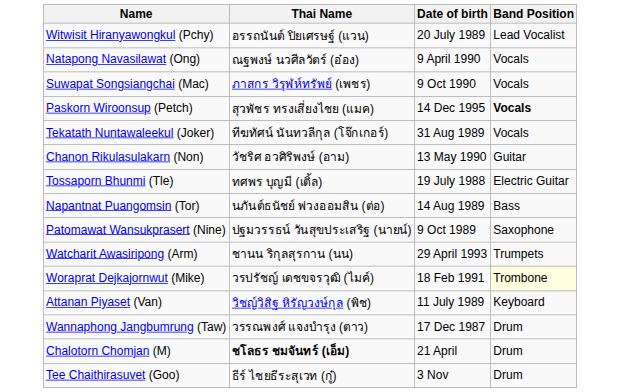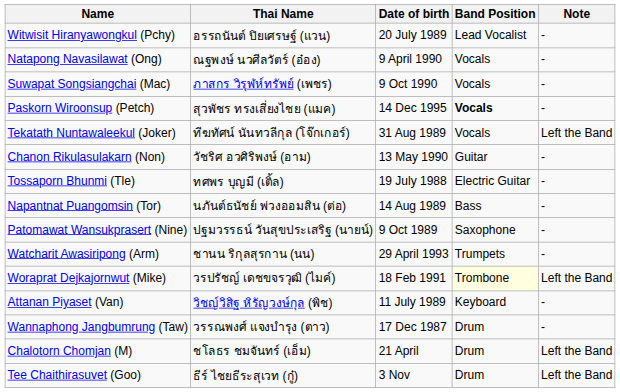+ column: (577, 14)
(291, 351) bold -> (252, 351) normal
